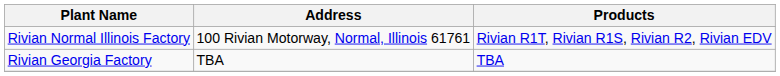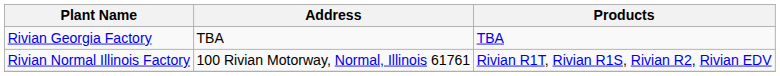rows swapped: (99, 37) <-> (80, 60)
